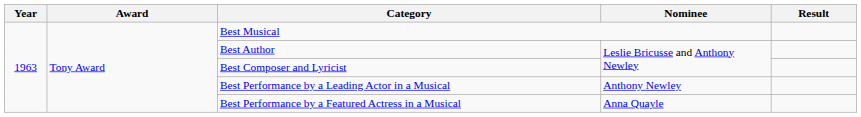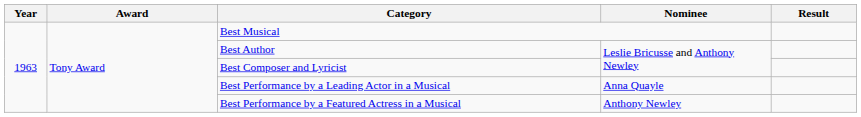(642, 85) Anthony Newley -> (633, 85) Anna Quayle
(633, 103) Anna Quayle -> (642, 103) Anthony Newley
